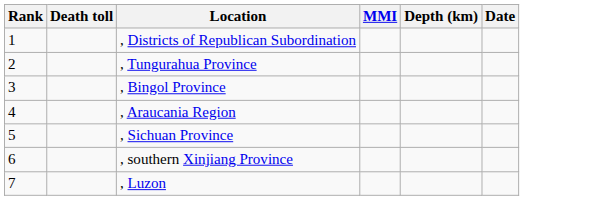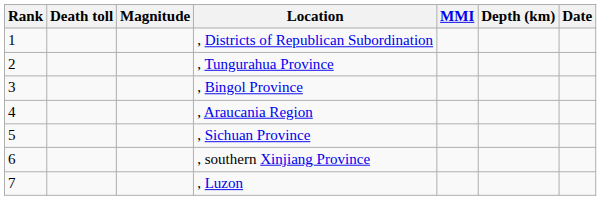+ column: (155, 16)
